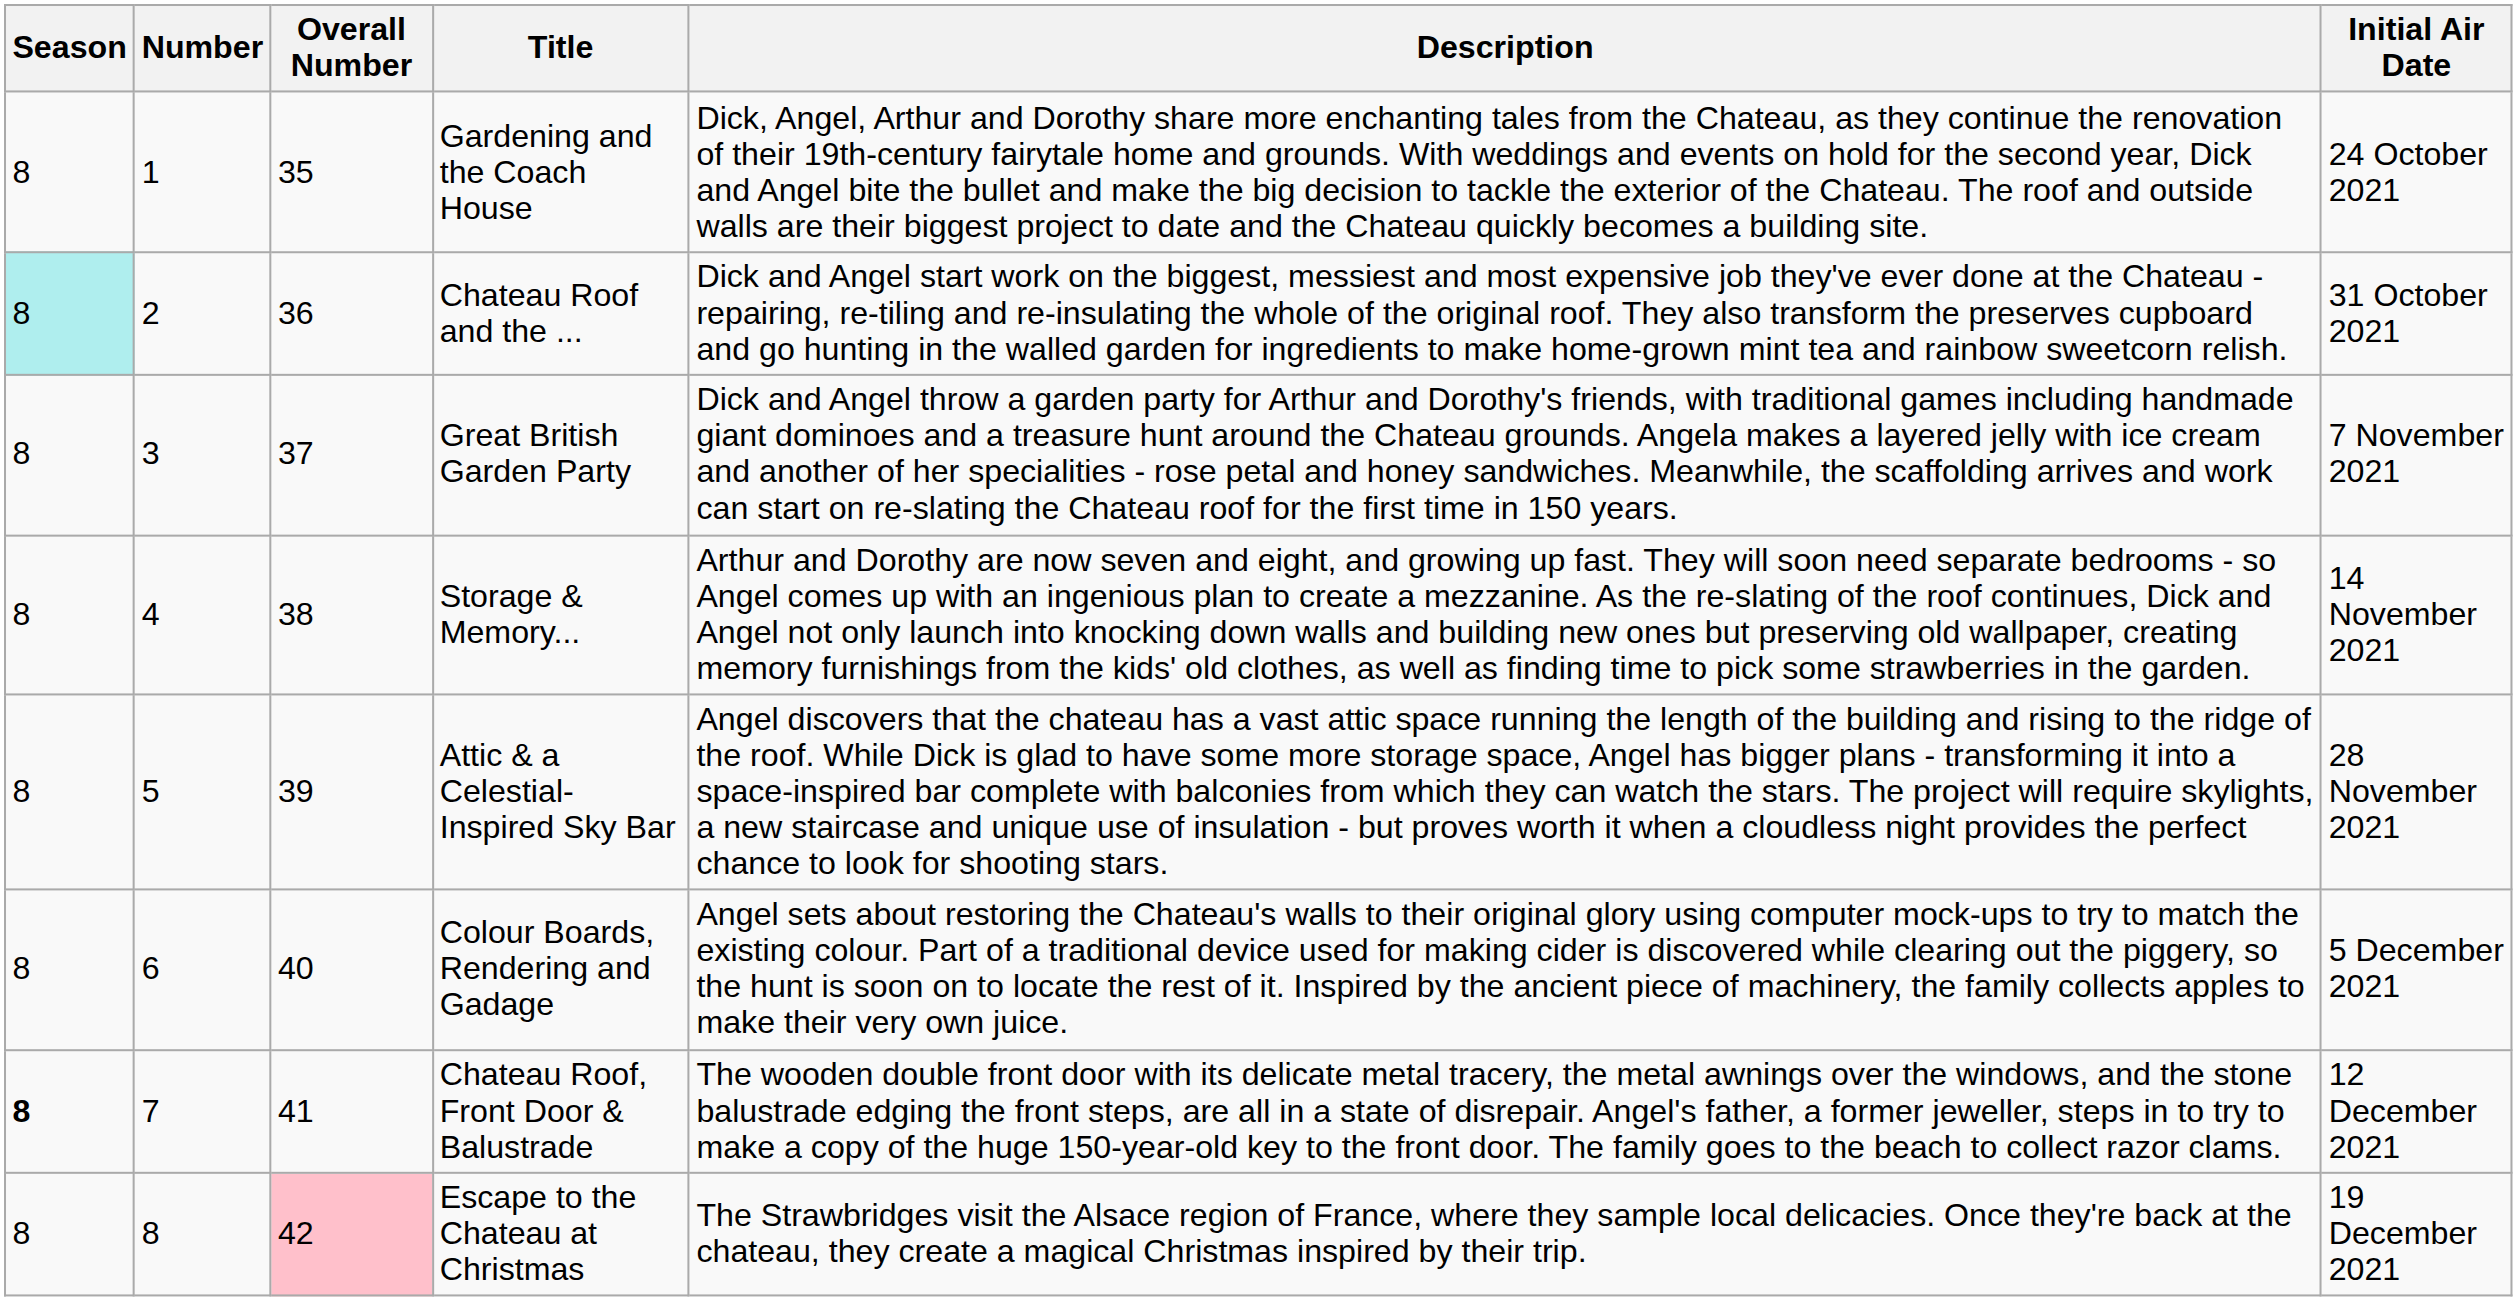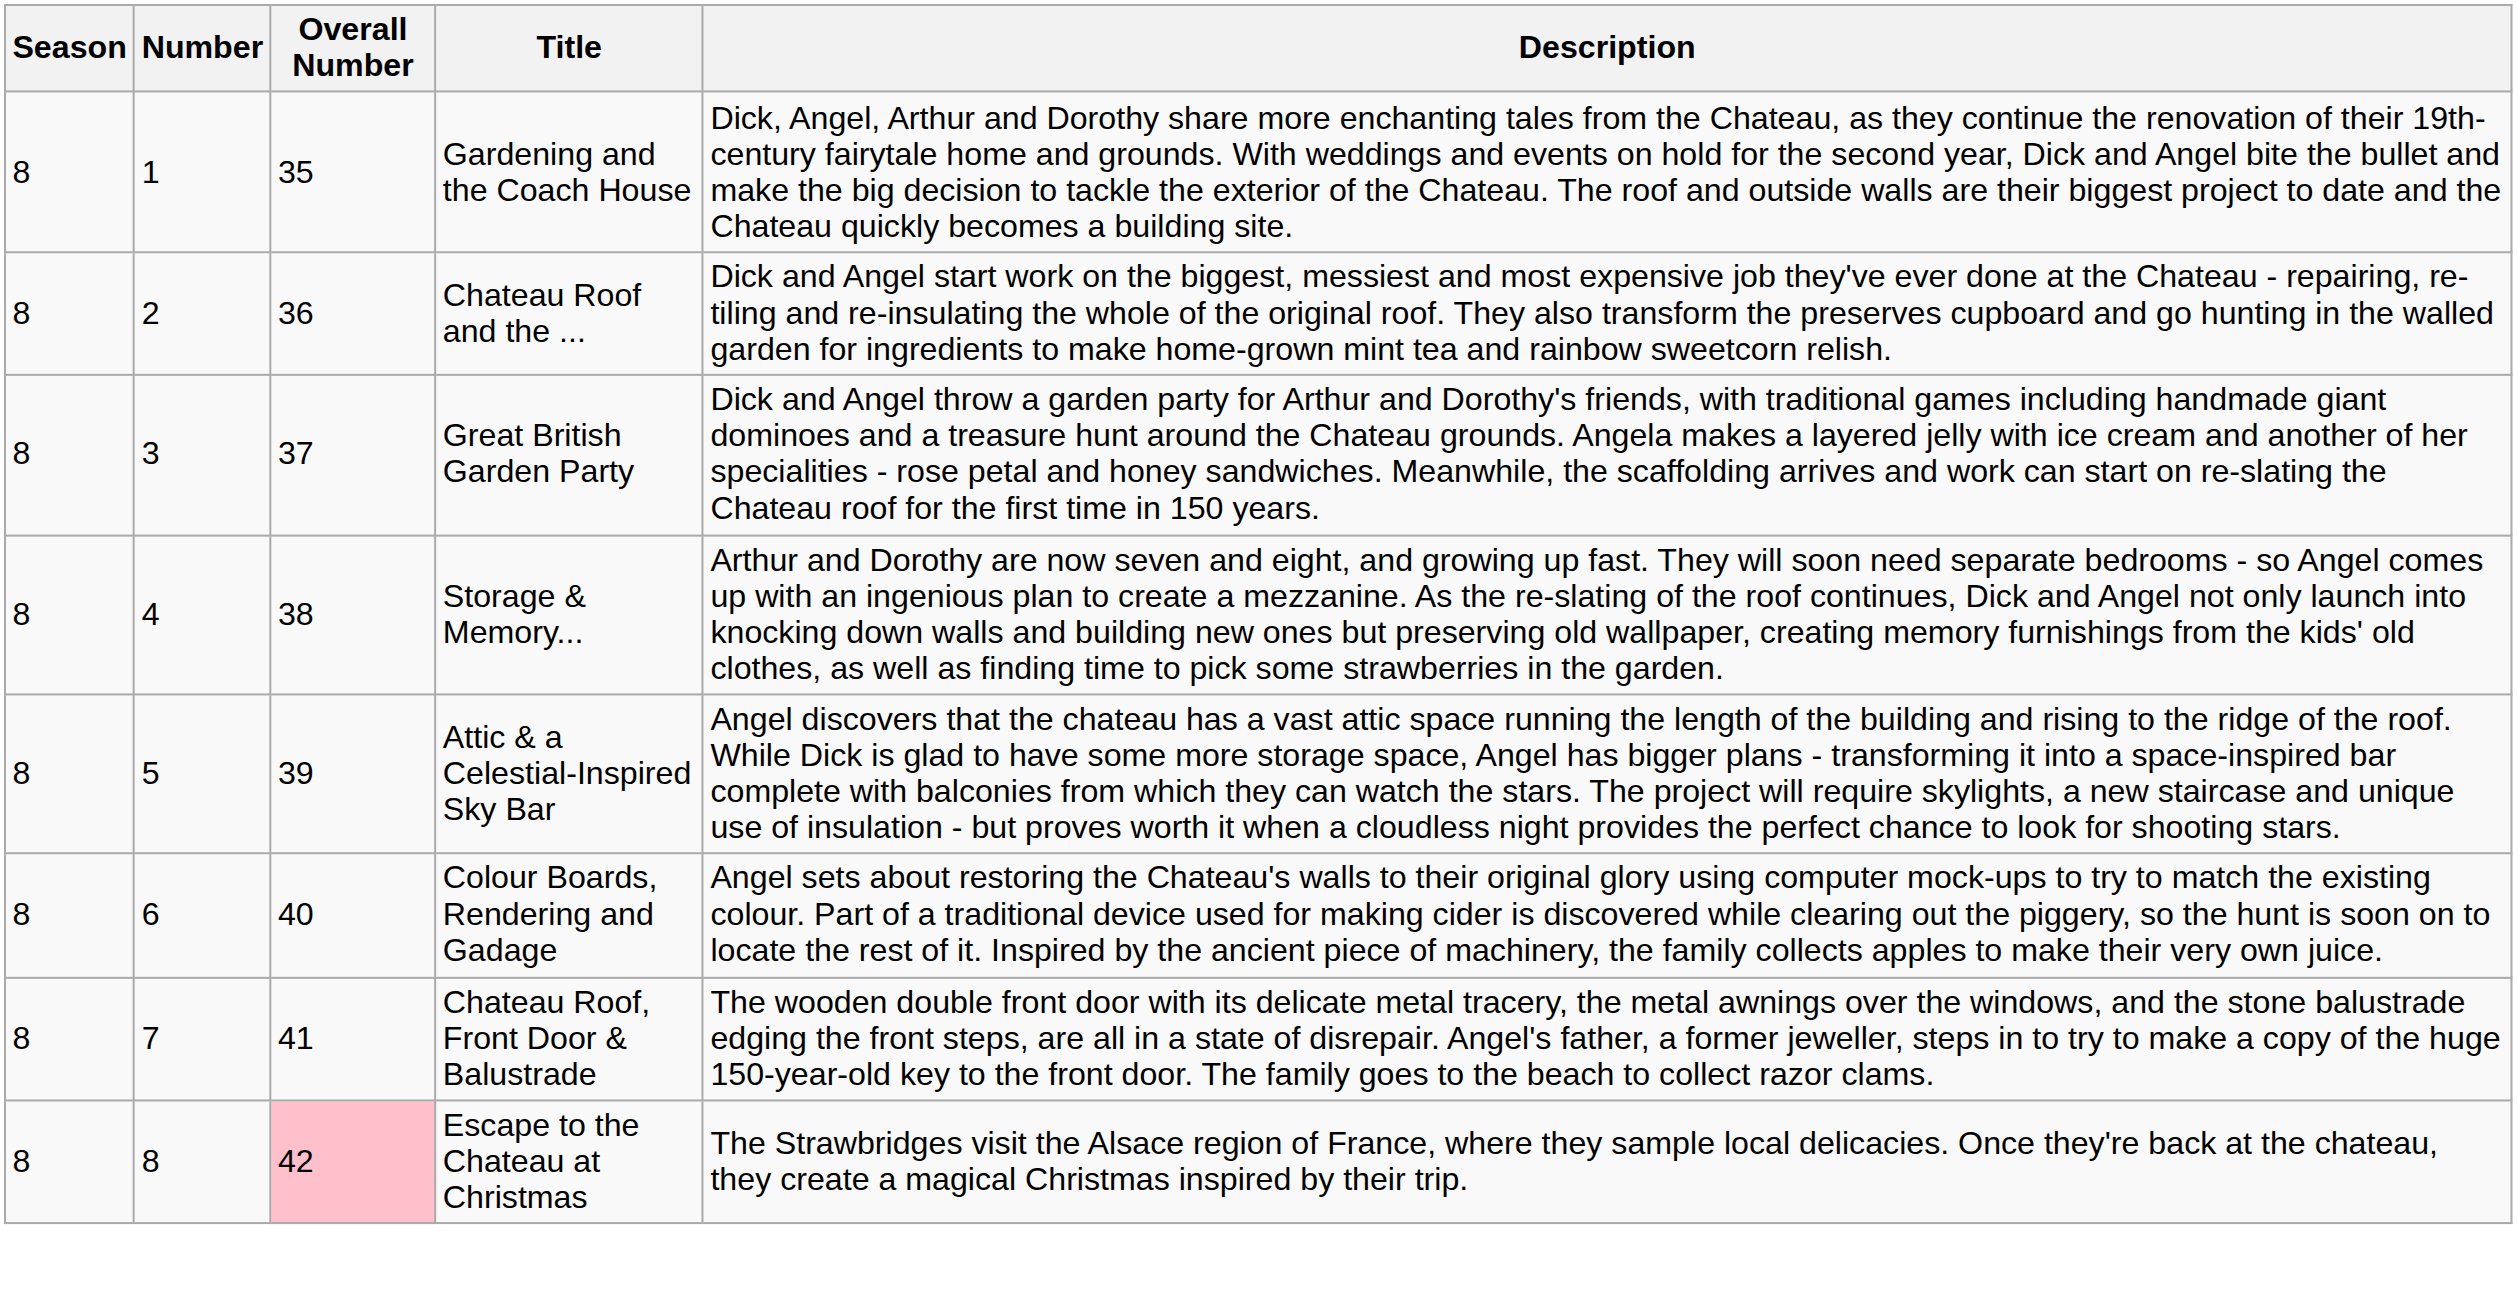- column: (2416, 48)
(21, 312) paleturquoise background -> (21, 312) no background
(21, 1110) bold -> (21, 1038) normal
